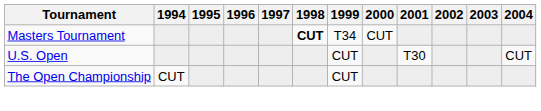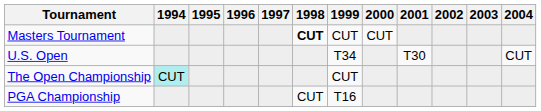(345, 35) T34 -> (345, 35) CUT
(345, 56) CUT -> (345, 56) T34
(171, 76) no background -> (171, 76) paleturquoise background
+ row: (64, 97)
